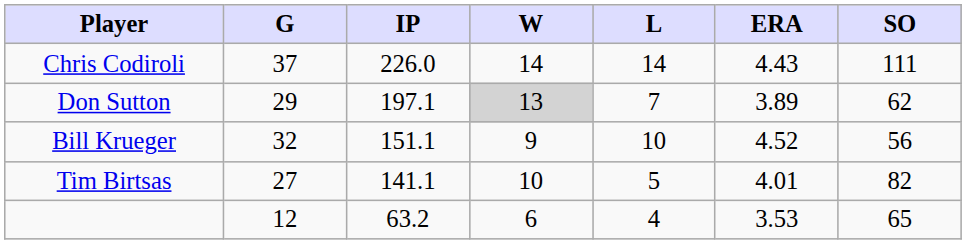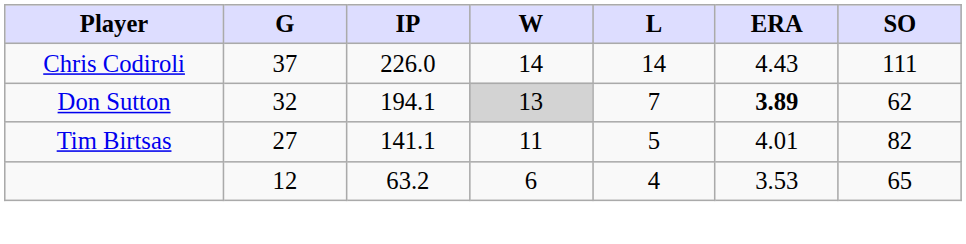(285, 102) 29 -> (285, 102) 32
(408, 102) 197.1 -> (408, 102) 194.1
(777, 102) normal -> (777, 102) bold
- row: (114, 141)
(531, 180) 10 -> (531, 141) 11
